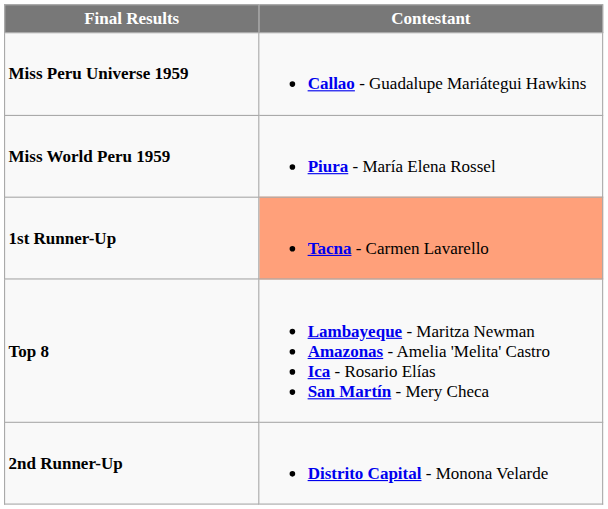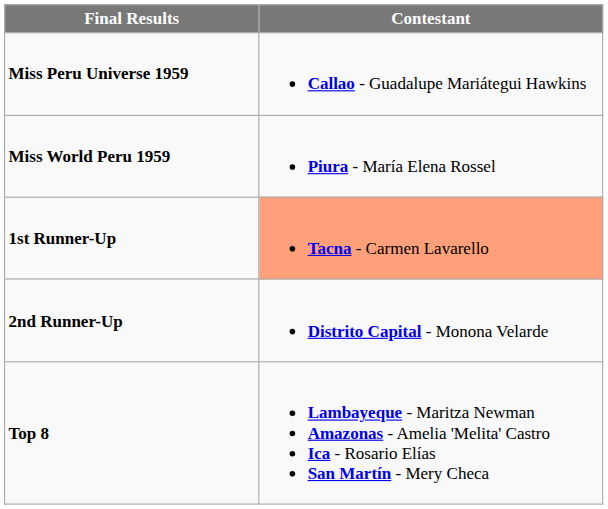rows swapped: (66, 463) <-> (29, 350)
